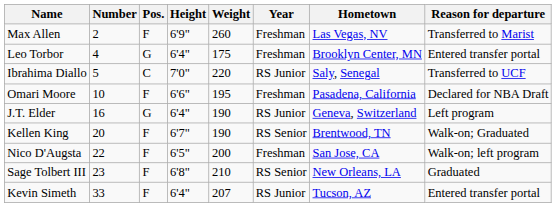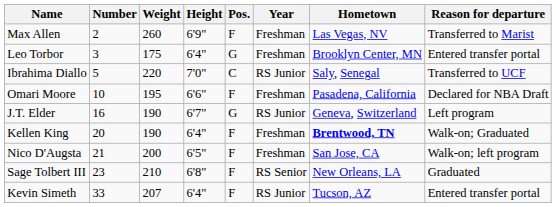columns swapped: (153, 14) <-> (231, 14)
(96, 53) 4 -> (96, 53) 3
(180, 113) 6'4" -> (196, 113) 6'7"
(180, 133) 6'7" -> (196, 133) 6'4"
(281, 133) RS Senior -> (280, 133) Freshman
(352, 133) normal -> (354, 133) bold
(99, 152) 22 -> (99, 152) 21
